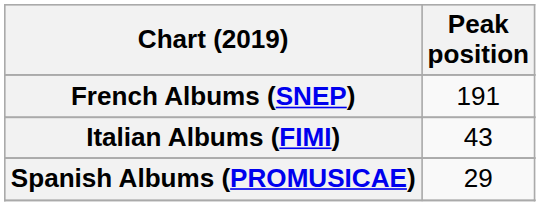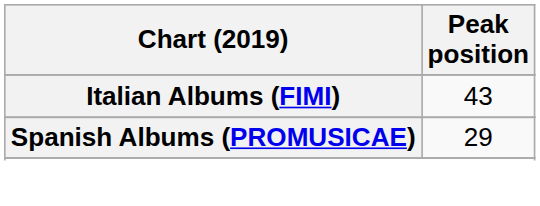- row: (213, 95)
